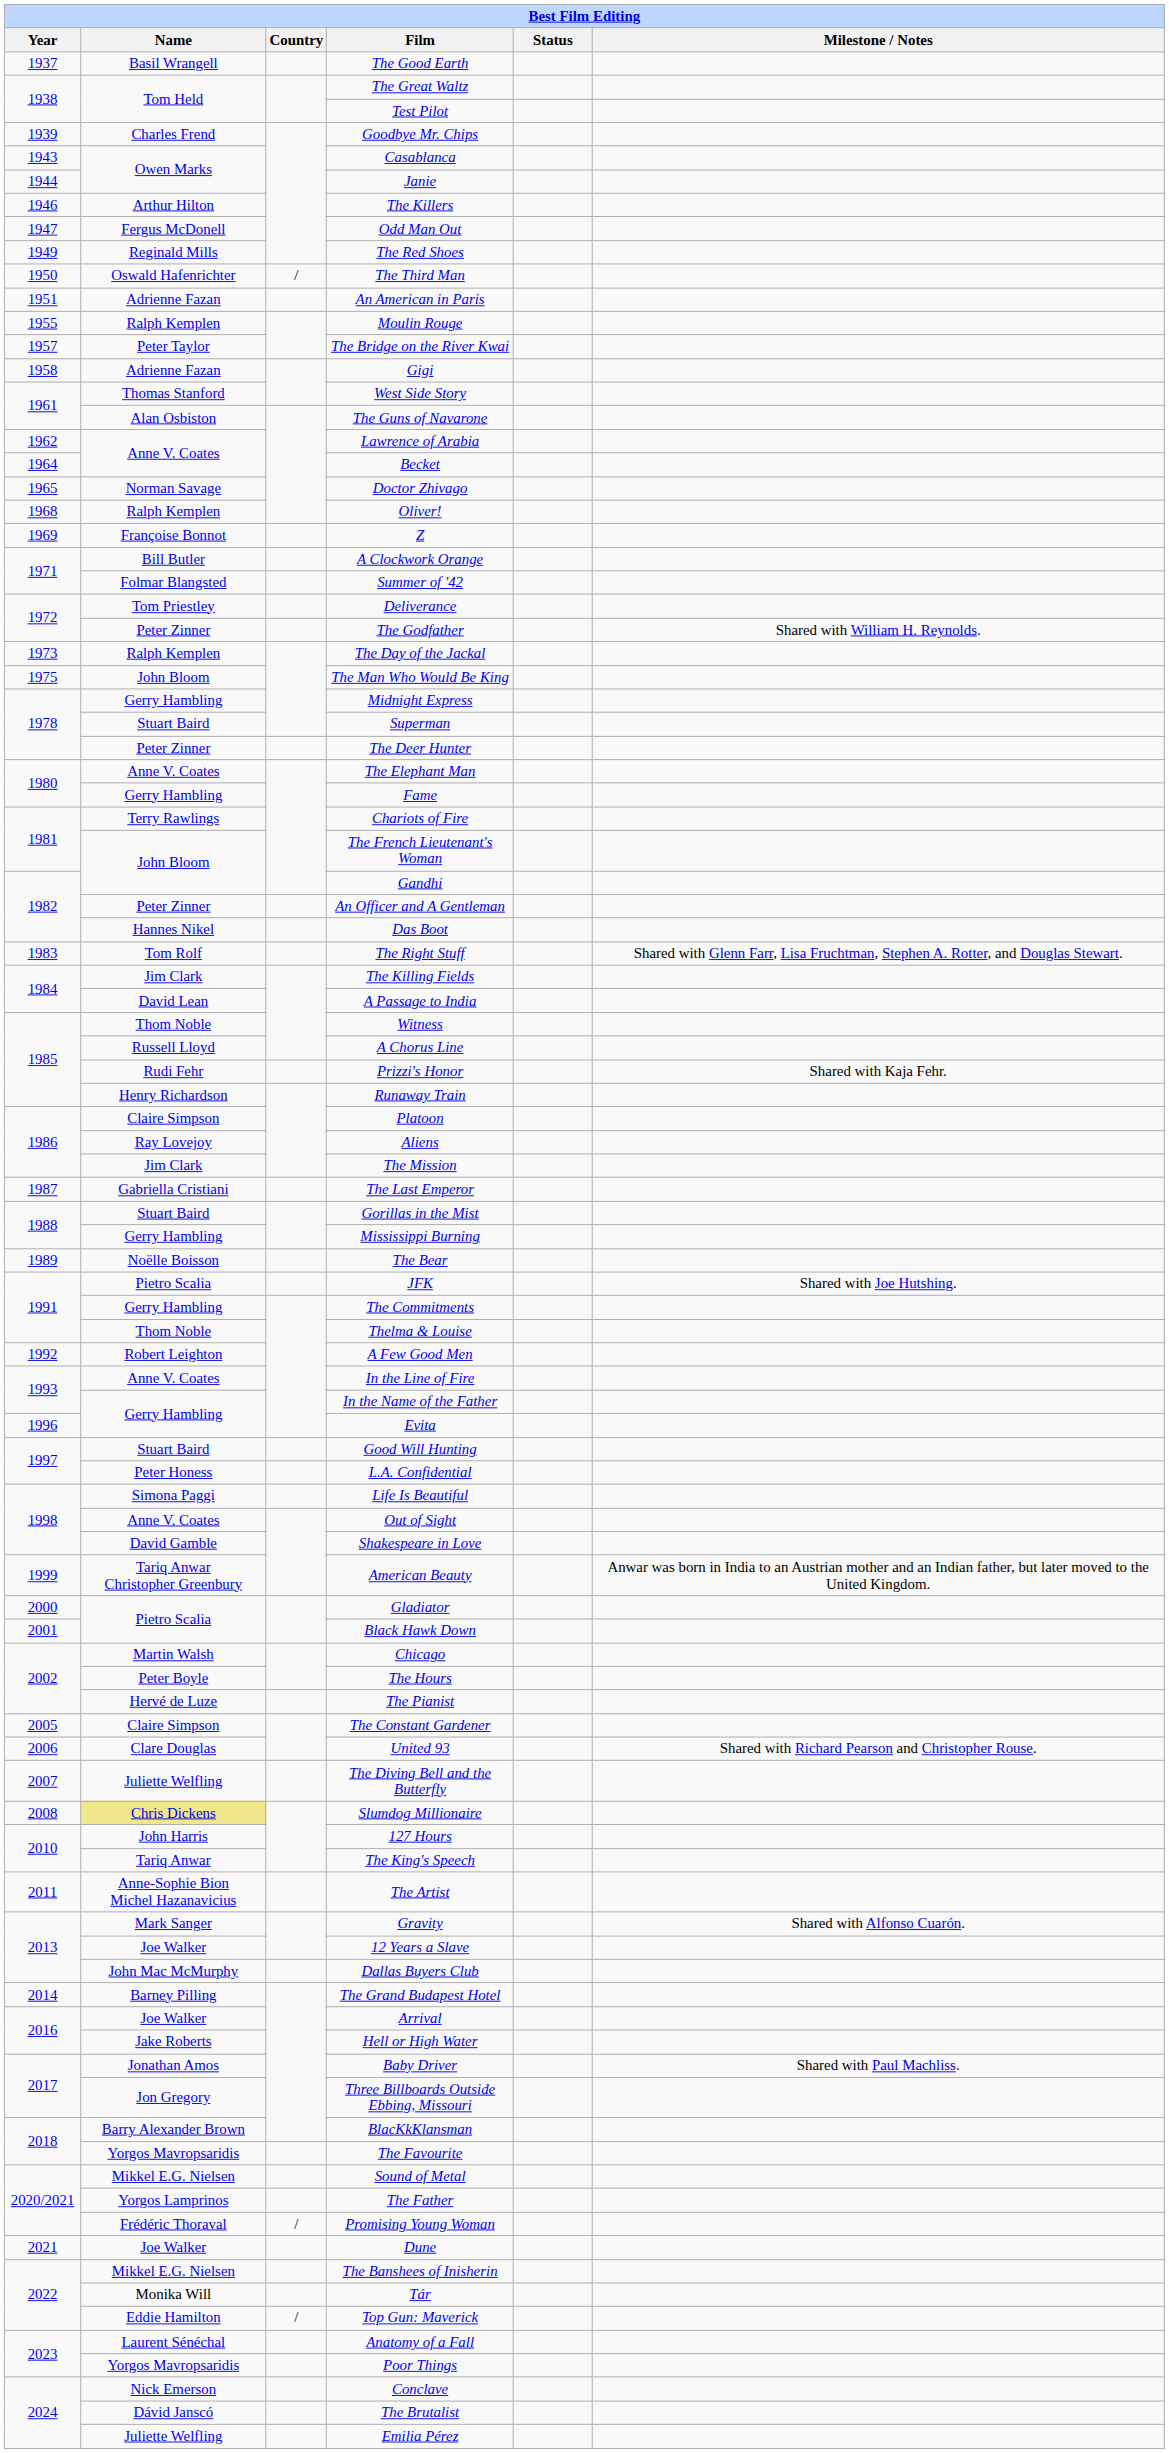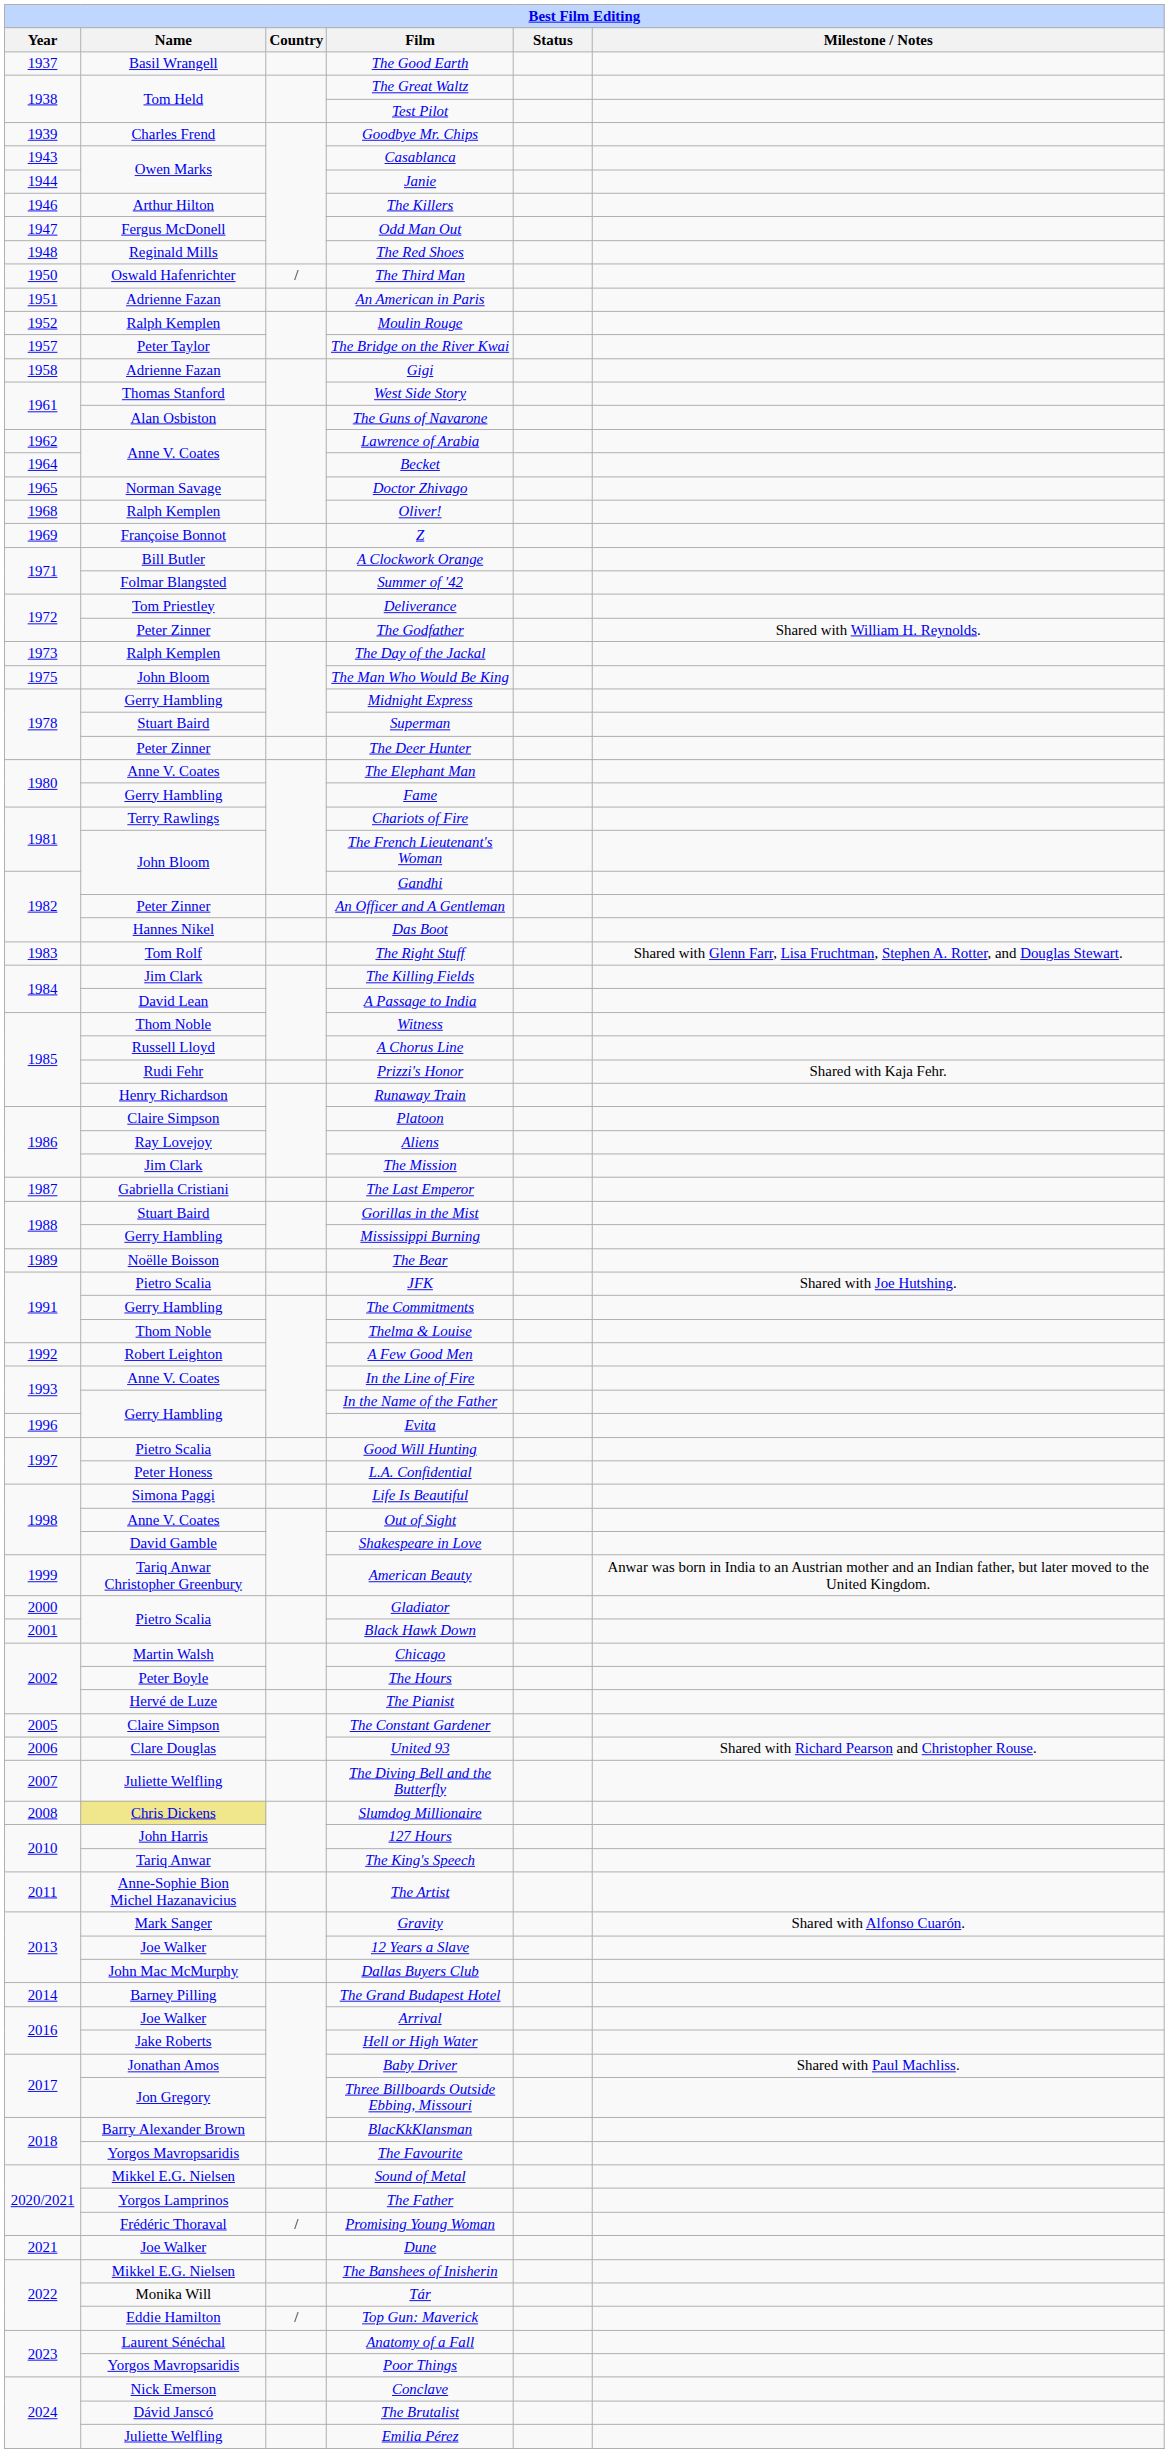(43, 252) 1949 -> (43, 252) 1948
(43, 323) 1955 -> (43, 323) 1952
(173, 1448) Stuart Baird -> (173, 1448) Pietro Scalia
